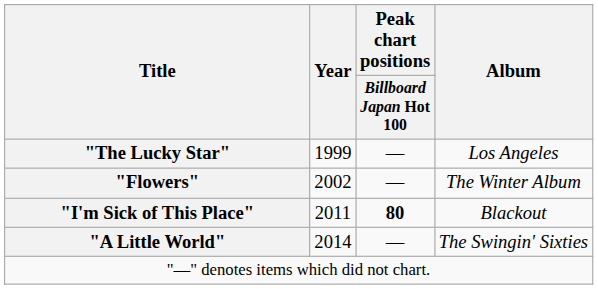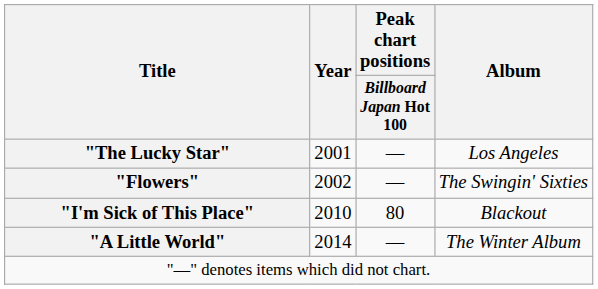(333, 153) 1999 -> (333, 153) 2001
(513, 182) The Winter Album -> (513, 182) The Swingin' Sixties
(333, 212) 2011 -> (333, 212) 2010
(395, 212) bold -> (395, 212) normal
(513, 241) The Swingin' Sixties -> (513, 241) The Winter Album
